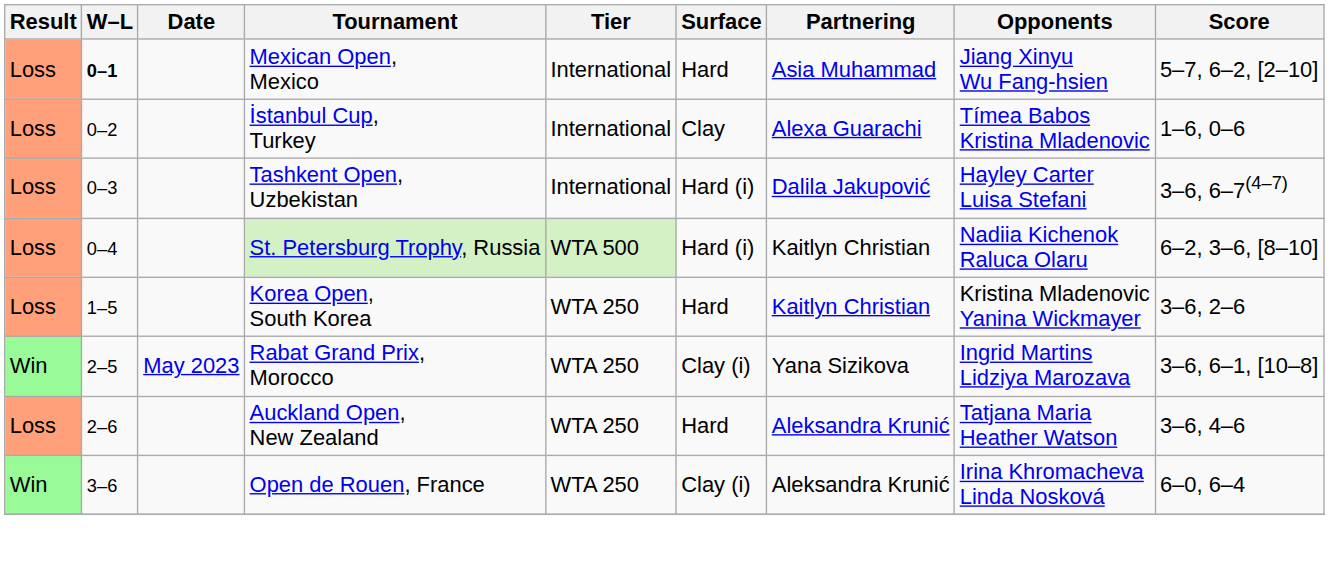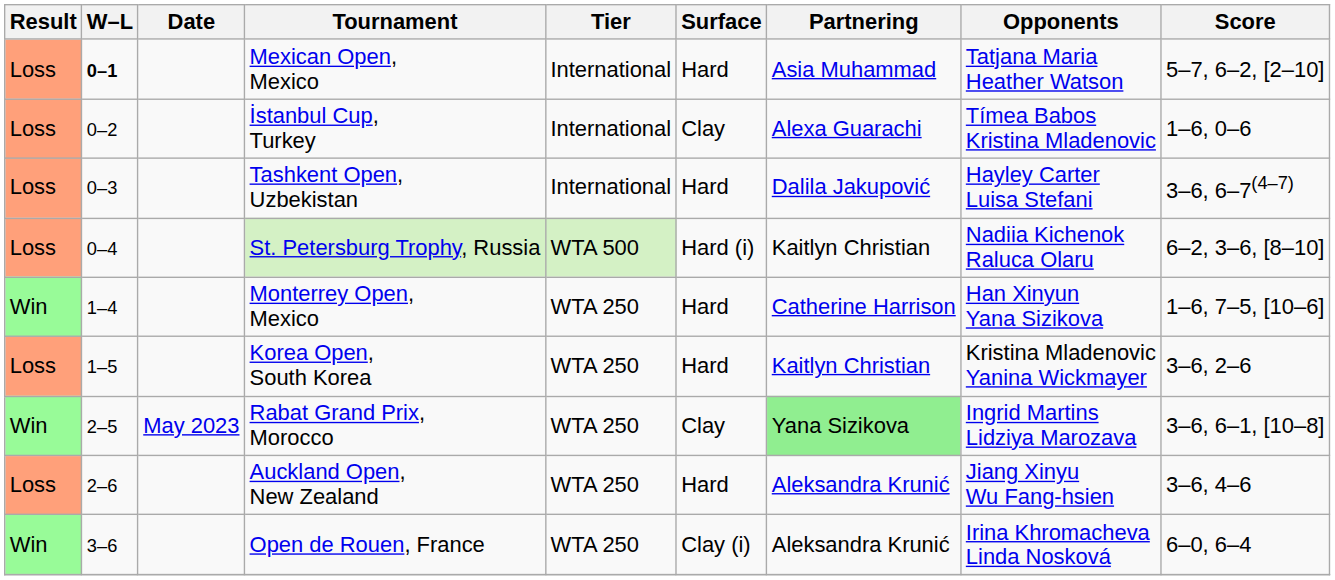(1034, 68) Jiang Xinyu Wu Fang-hsien -> (1045, 68) Tatjana Maria Heather Watson
(718, 187) Hard (i) -> (705, 187) Hard
+ row: (332, 306)
(716, 366) Clay (i) -> (703, 425) Clay
(840, 366) no background -> (840, 425) lightgreen background
(1039, 425) Tatjana Maria Heather Watson -> (1040, 484) Jiang Xinyu Wu Fang-hsien
